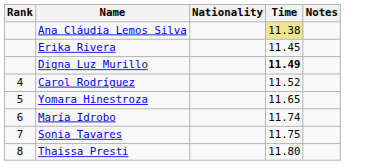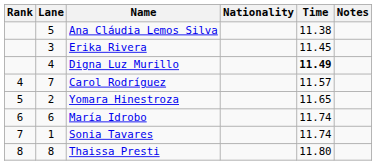+ column: (51, 13)
(284, 31) khaki background -> (315, 31) no background
(284, 83) 11.52 -> (315, 83) 11.57
(284, 135) 11.75 -> (315, 135) 11.74
